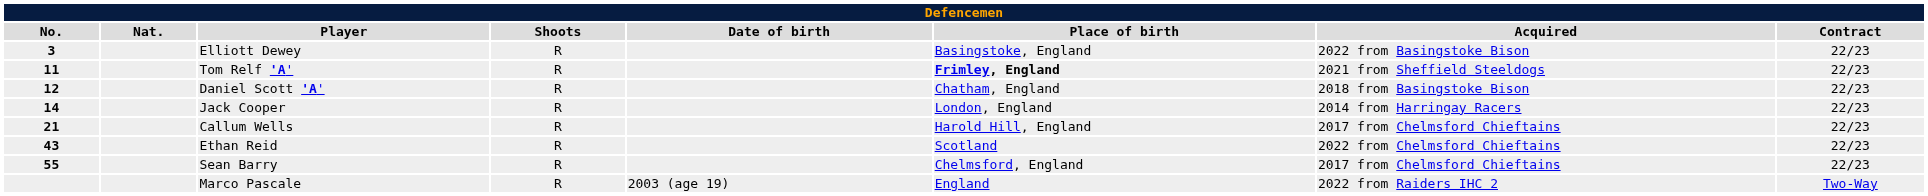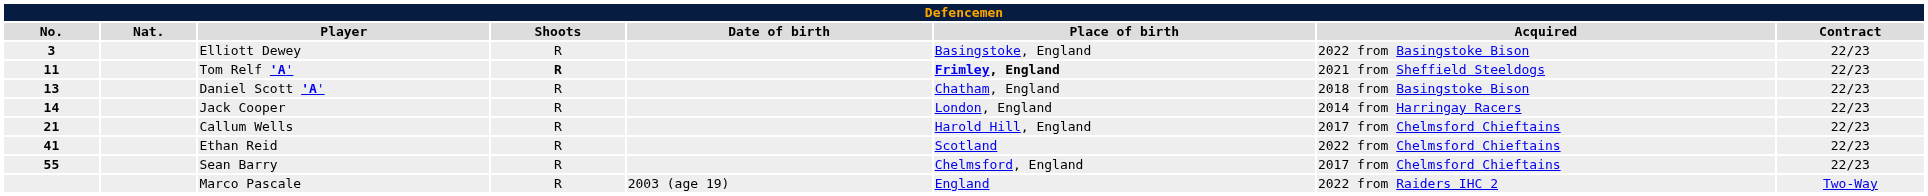(558, 69) normal -> (558, 69) bold
(51, 88) 12 -> (51, 88) 13
(51, 145) 43 -> (51, 145) 41
